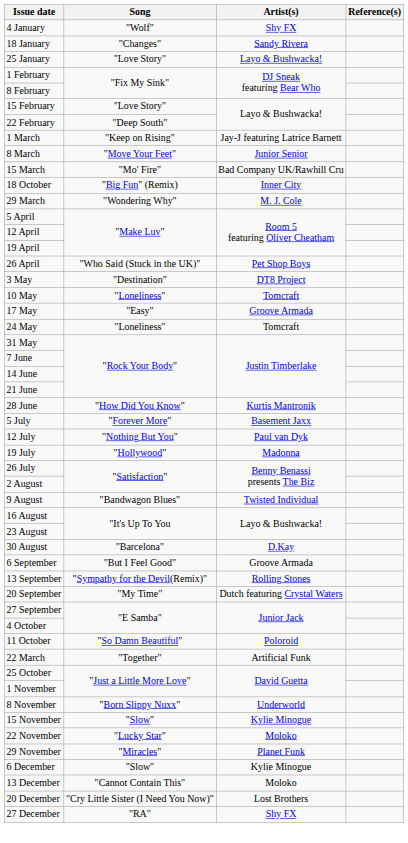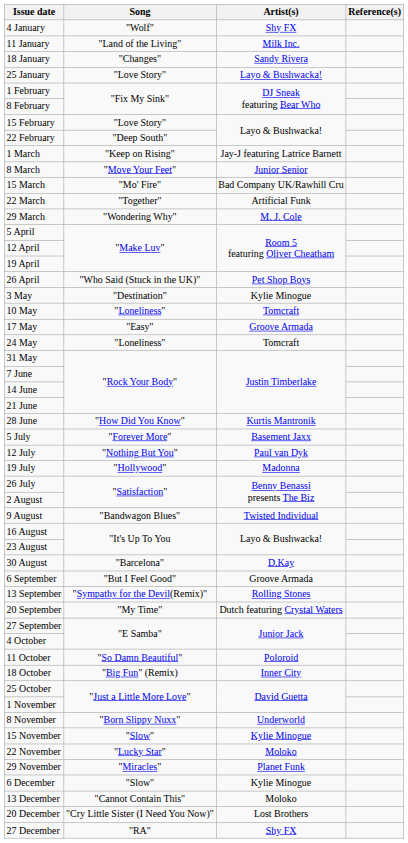+ row: (28, 43)
rows swapped: (26, 657) <-> (29, 185)
(281, 279) DT8 Project -> (281, 295) Kylie Minogue
